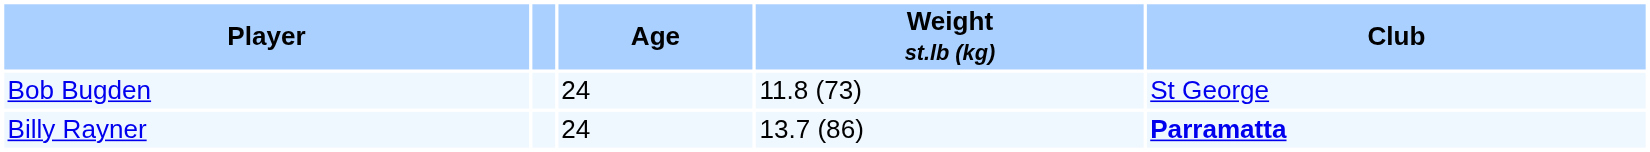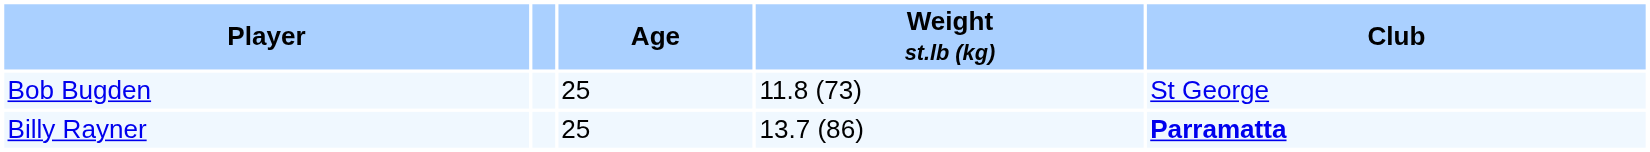(576, 90) 24 -> (576, 90) 25
(576, 129) 24 -> (576, 129) 25
